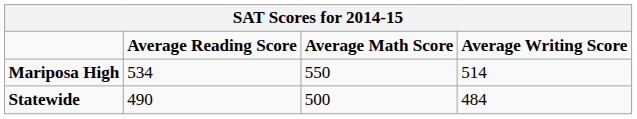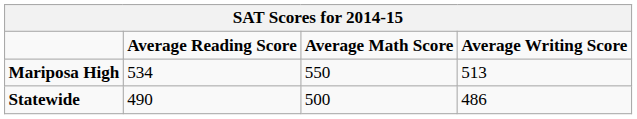(474, 72) 514 -> (474, 72) 513
(474, 99) 484 -> (474, 99) 486
